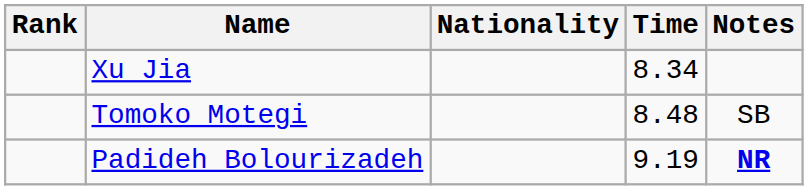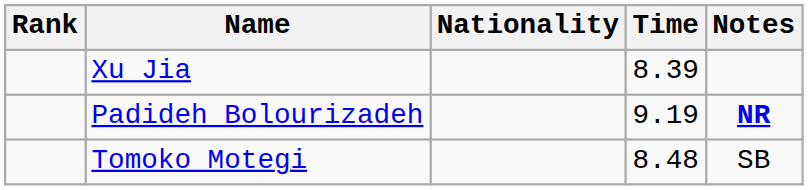(666, 72) 8.34 -> (666, 72) 8.39
rows swapped: (199, 117) <-> (257, 162)
